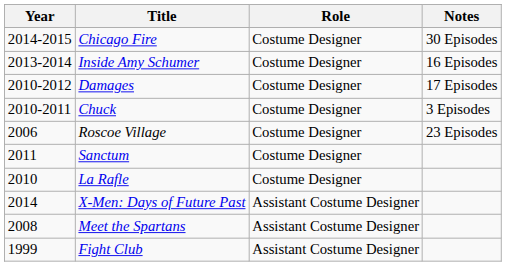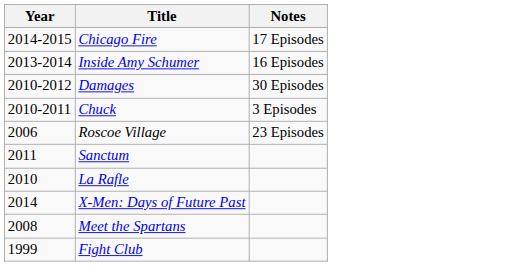- column: (336, 16)
(462, 39) 30 Episodes -> (288, 39) 17 Episodes
(462, 86) 17 Episodes -> (288, 86) 30 Episodes
